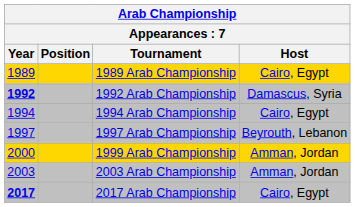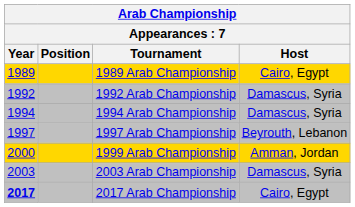(21, 93) bold -> (21, 93) normal
(294, 113) Cairo, Egypt -> (294, 113) Damascus, Syria
(294, 172) Amman, Jordan -> (294, 172) Damascus, Syria
